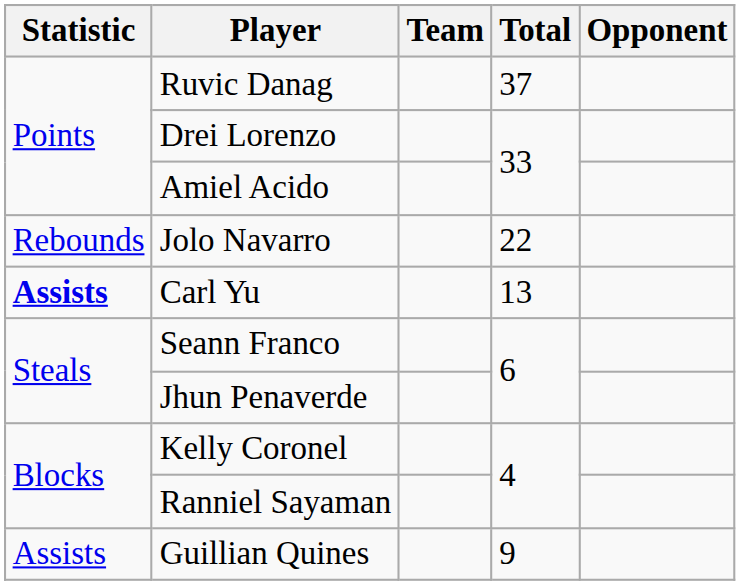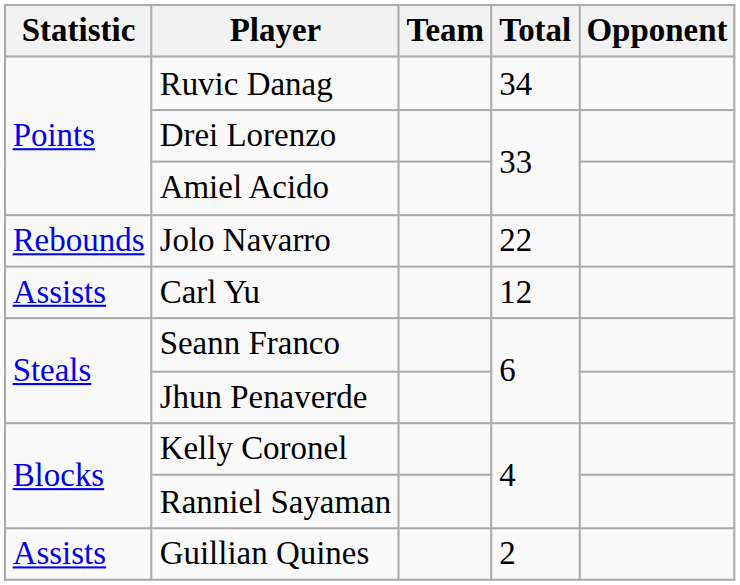(516, 82) 37 -> (516, 82) 34
(60, 291) bold -> (59, 291) normal
(516, 291) 13 -> (516, 291) 12
(507, 553) 9 -> (507, 553) 2
